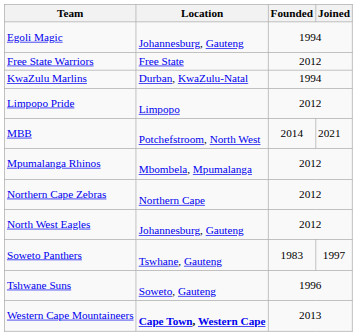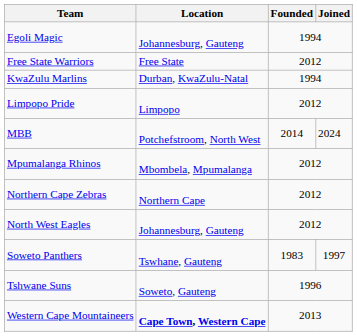(329, 133) 2021 -> (329, 133) 2024
